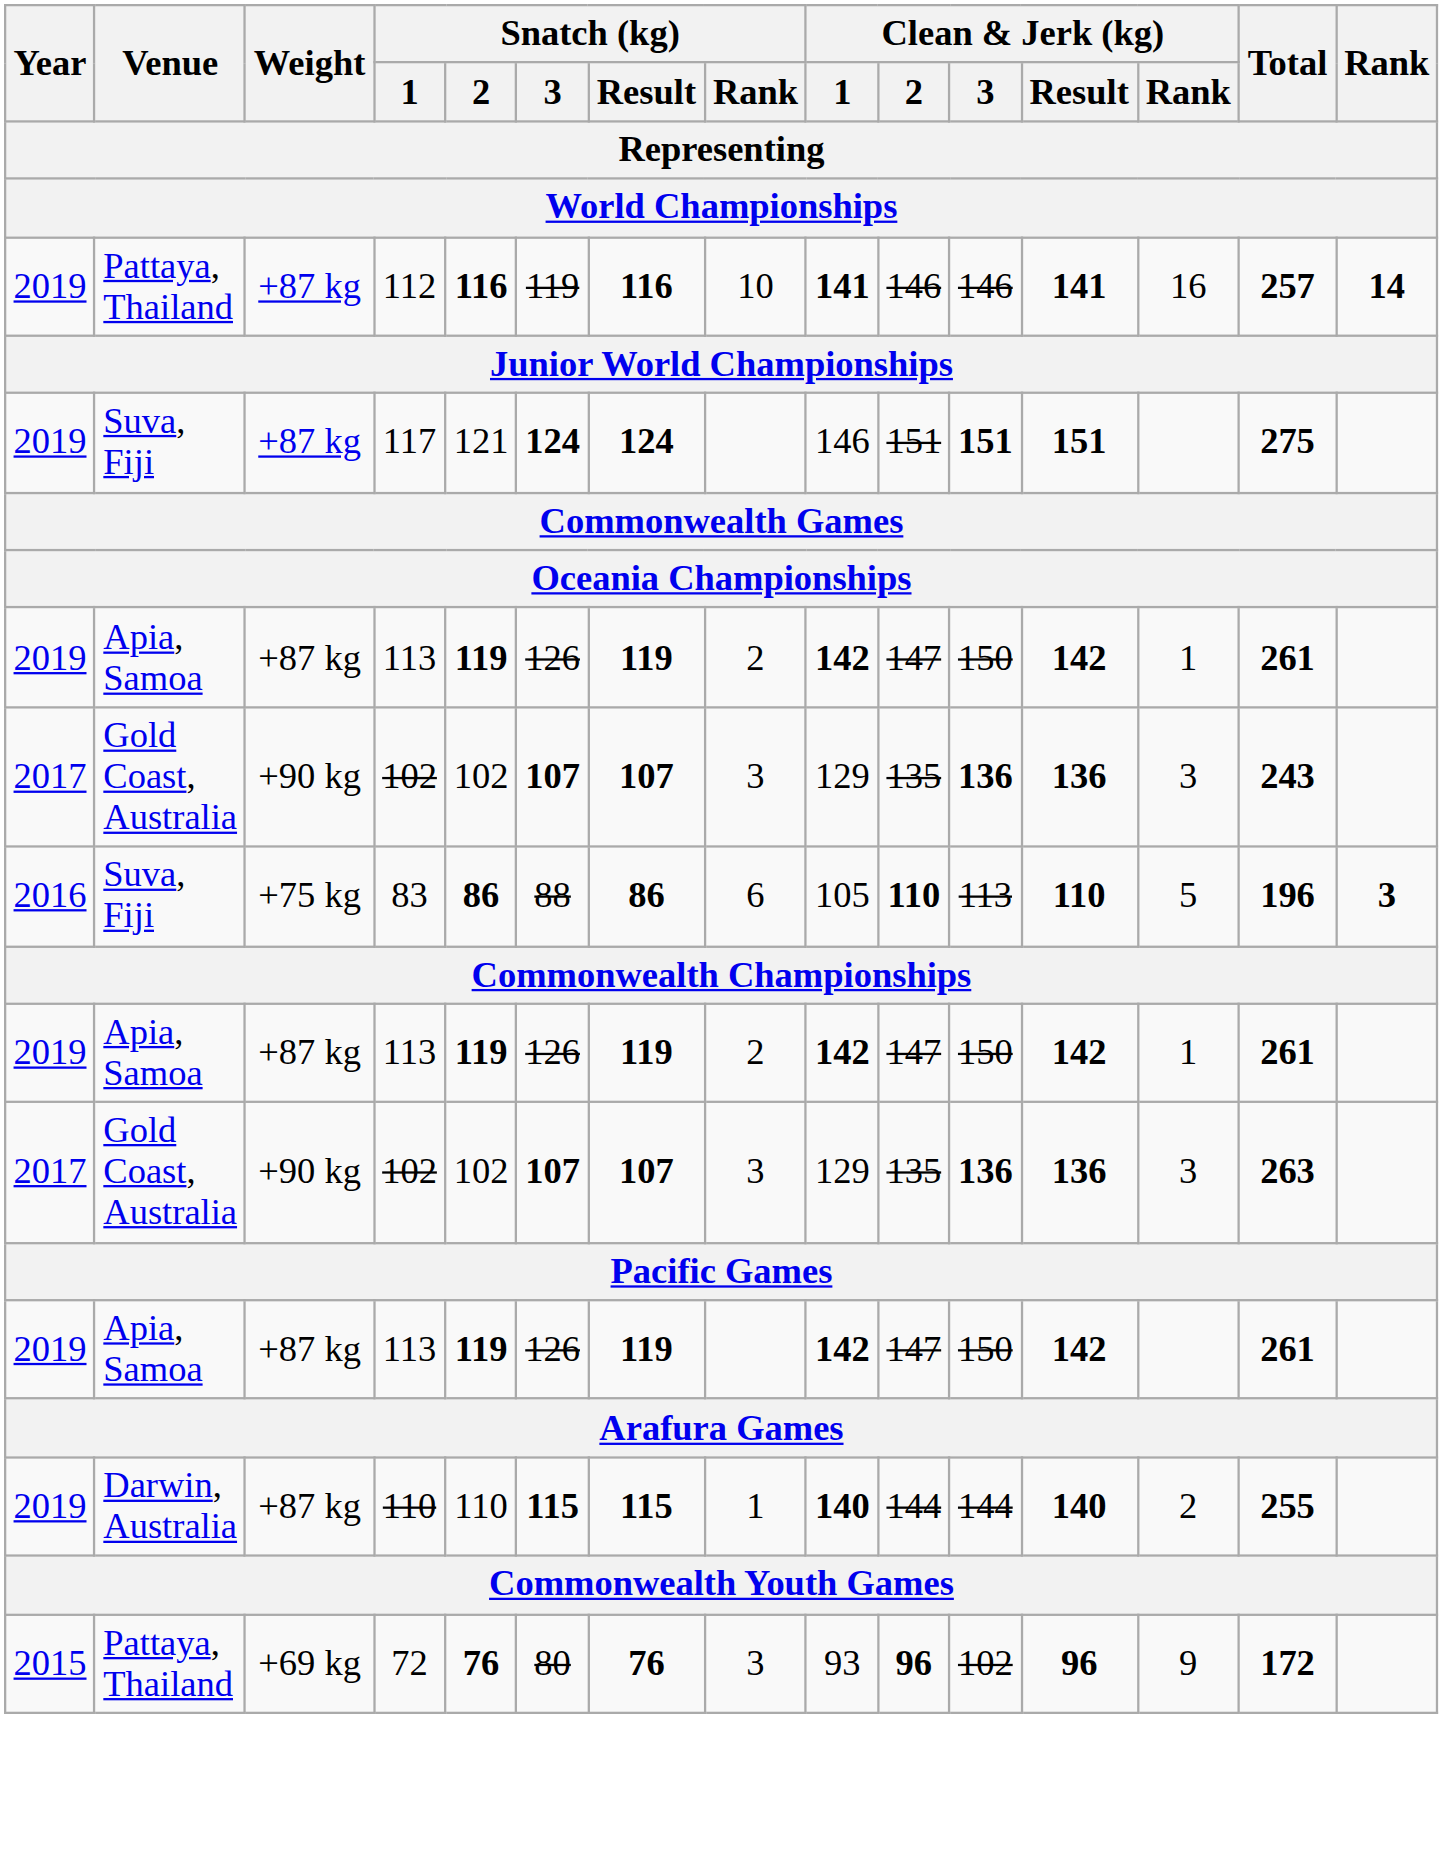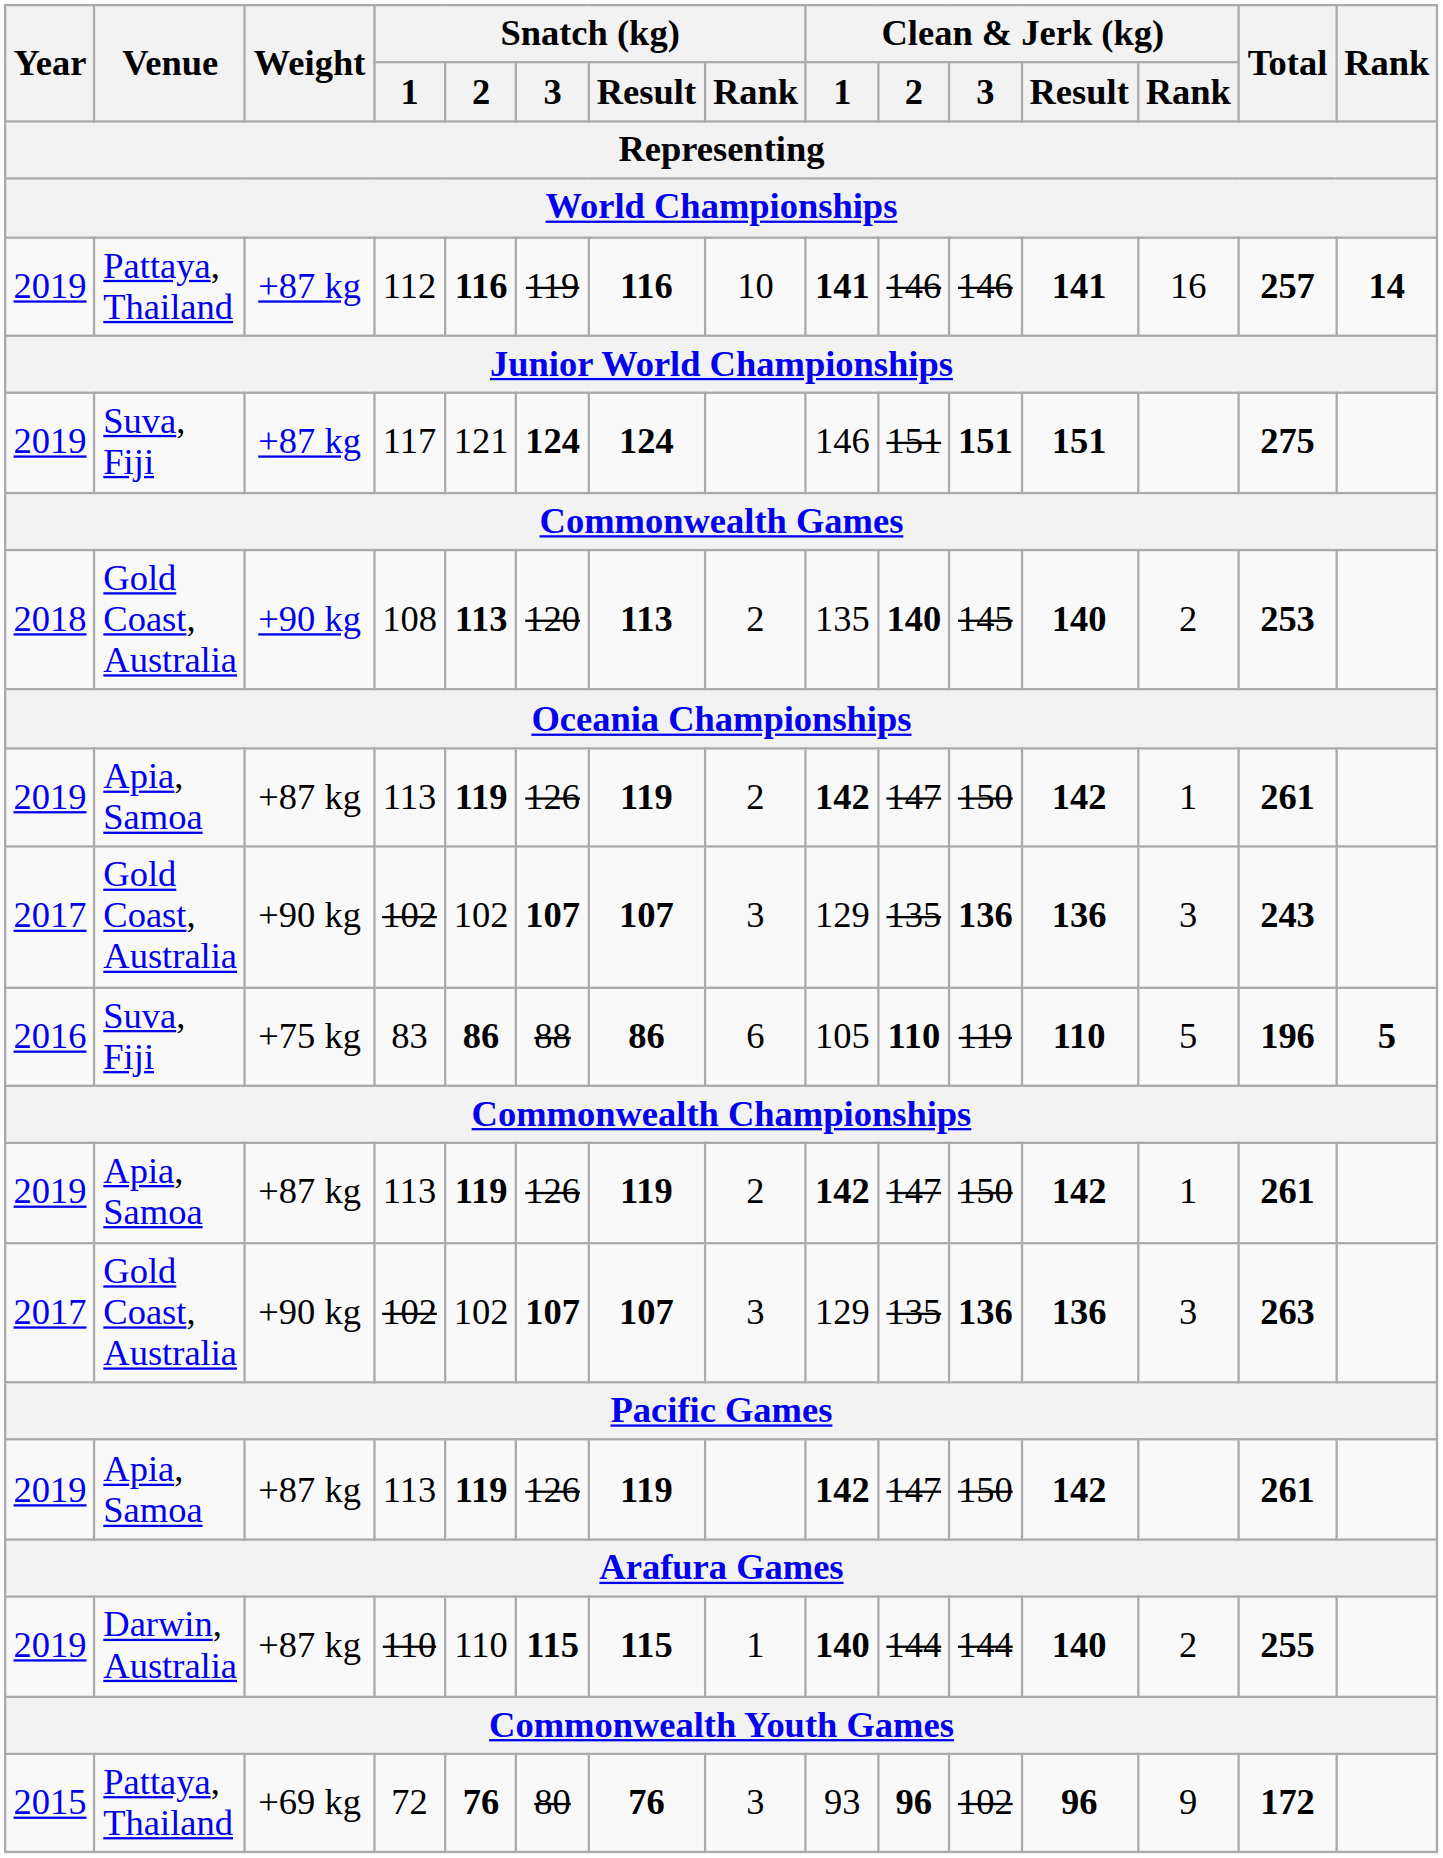+ row: (50, 619)
(985, 895) 113 -> (985, 1035) 119
(1387, 895) 3 -> (1387, 1035) 5
